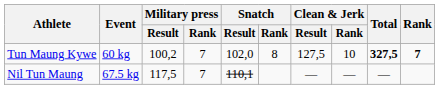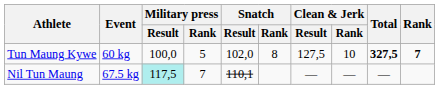(163, 54) 100,2 -> (163, 54) 100,0
(203, 54) 7 -> (203, 54) 5
(163, 74) no background -> (163, 74) paleturquoise background
